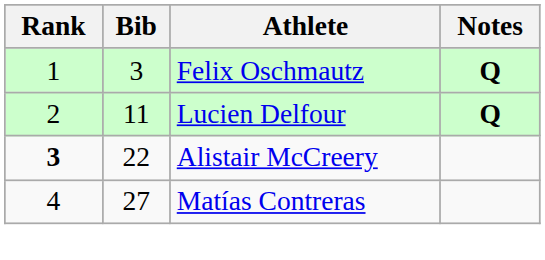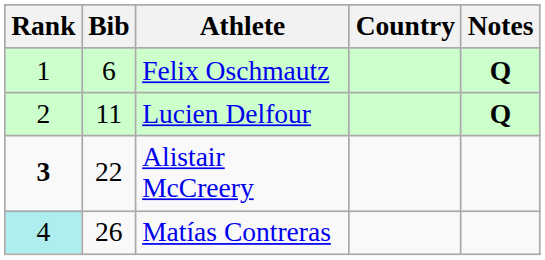+ column: (405, 26)
(136, 69) 3 -> (109, 69) 6
(54, 200) no background -> (43, 231) paleturquoise background
(136, 200) 27 -> (109, 231) 26
